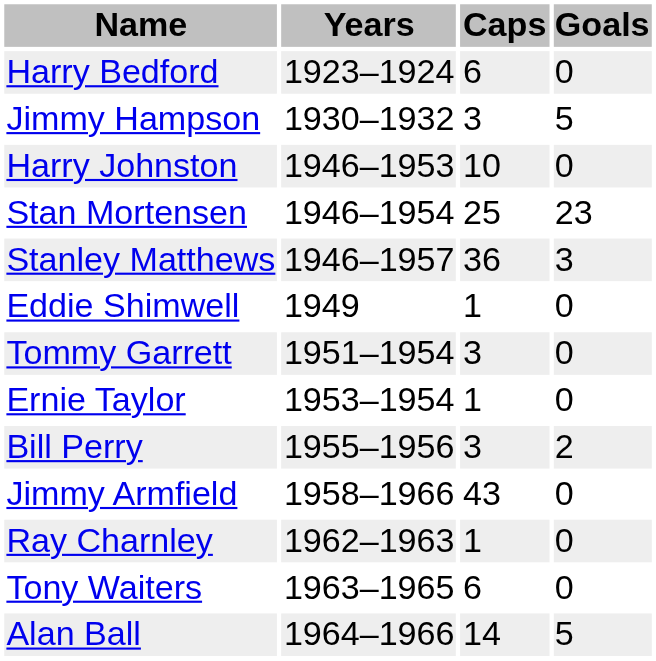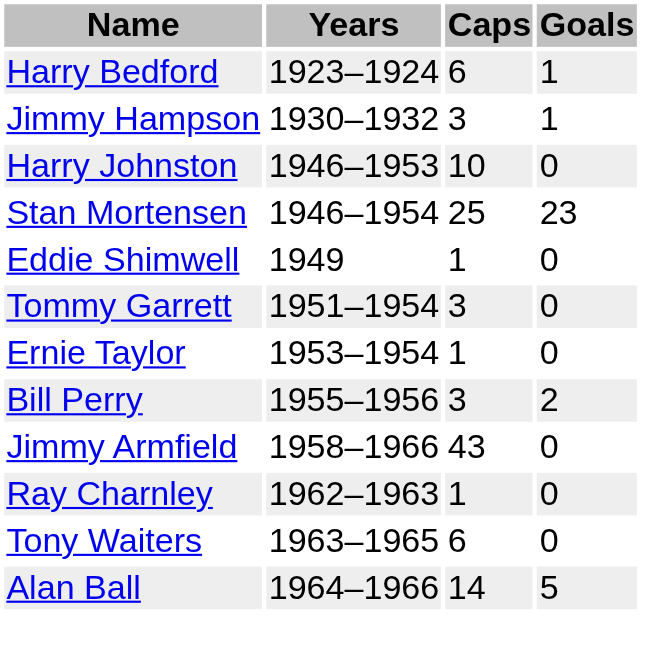(564, 71) 0 -> (549, 71) 1
(564, 118) 5 -> (549, 118) 1
- row: (141, 259)
